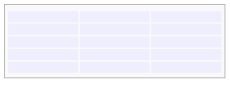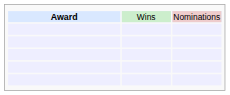+ row: (64, 17)
